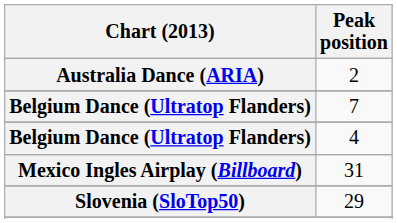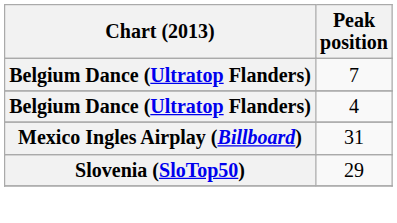- row: (354, 74)
